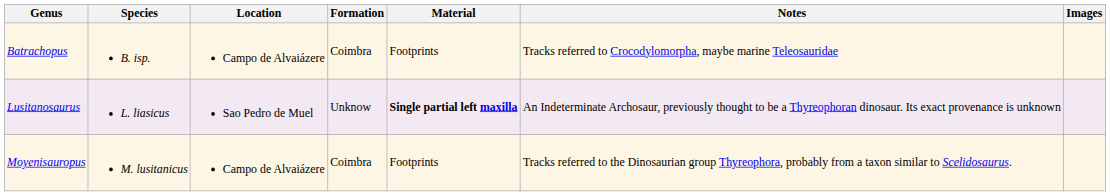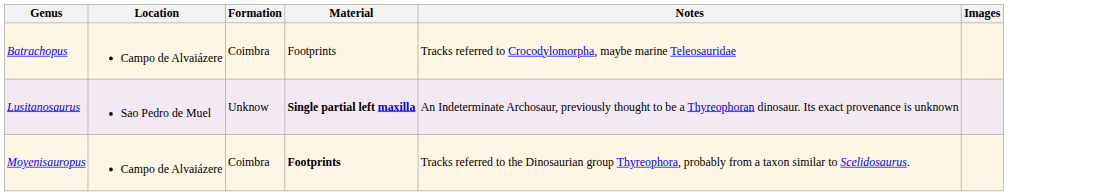- column: (139, 13)
(414, 162) normal -> (314, 162) bold
